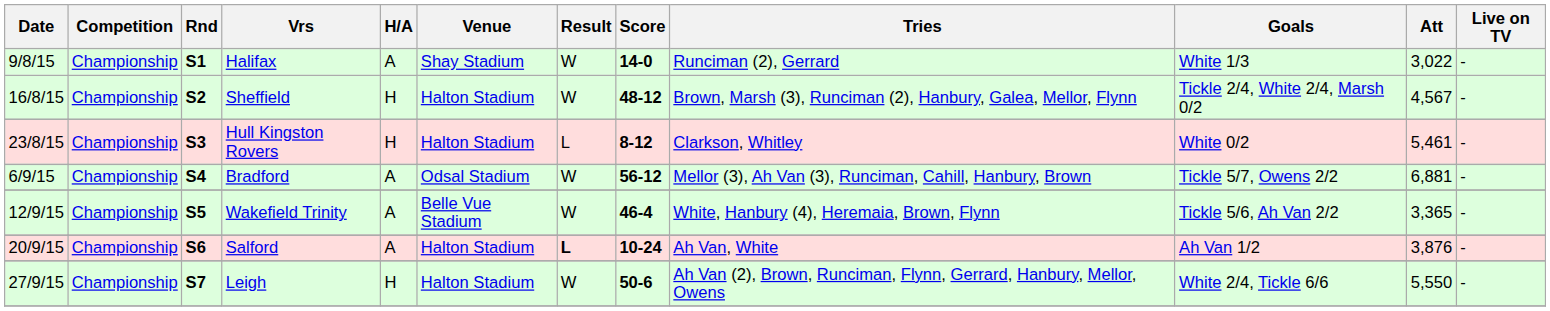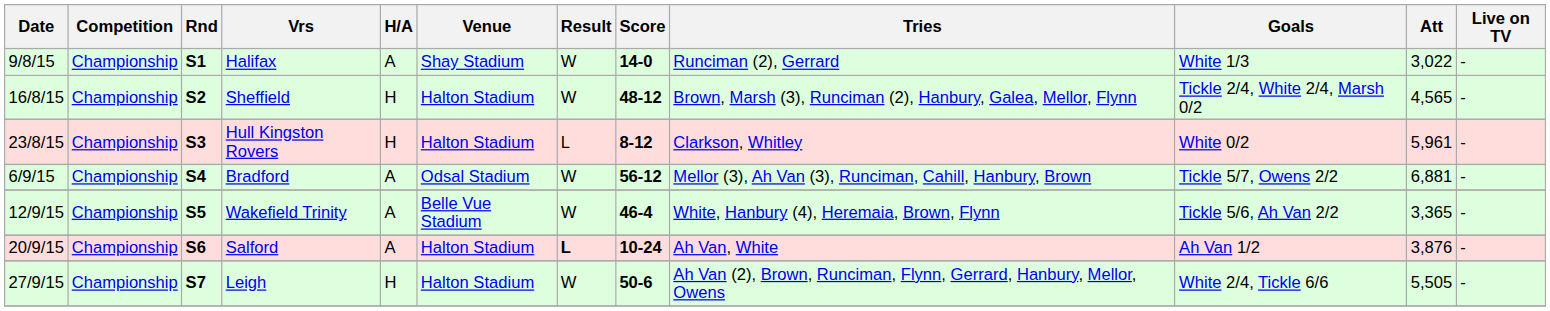(1432, 97) 4,567 -> (1432, 97) 4,565
(1432, 141) 5,461 -> (1432, 141) 5,961
(1432, 283) 5,550 -> (1432, 283) 5,505
